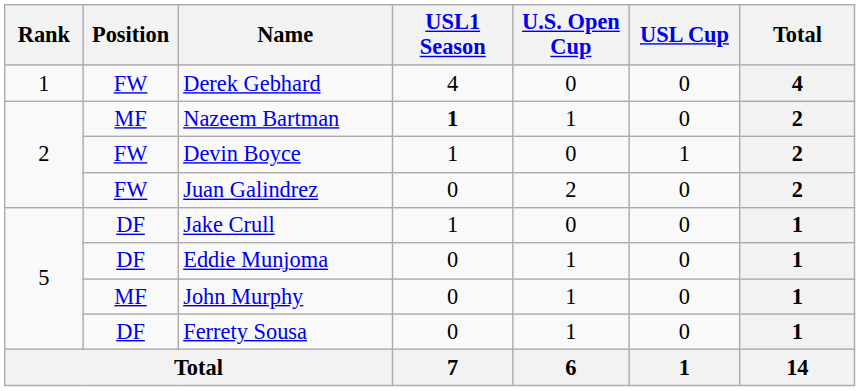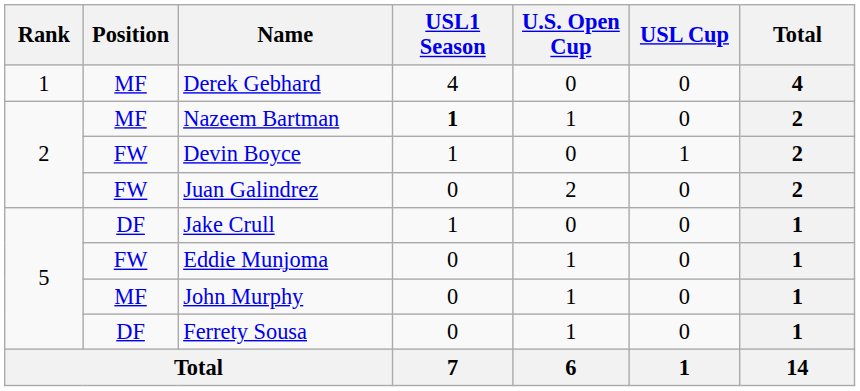(131, 82) FW -> (131, 82) MF
(131, 260) DF -> (131, 260) FW
